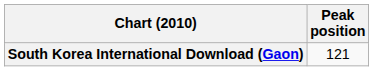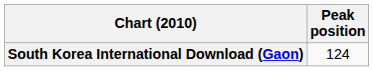(338, 54) 121 -> (338, 54) 124
